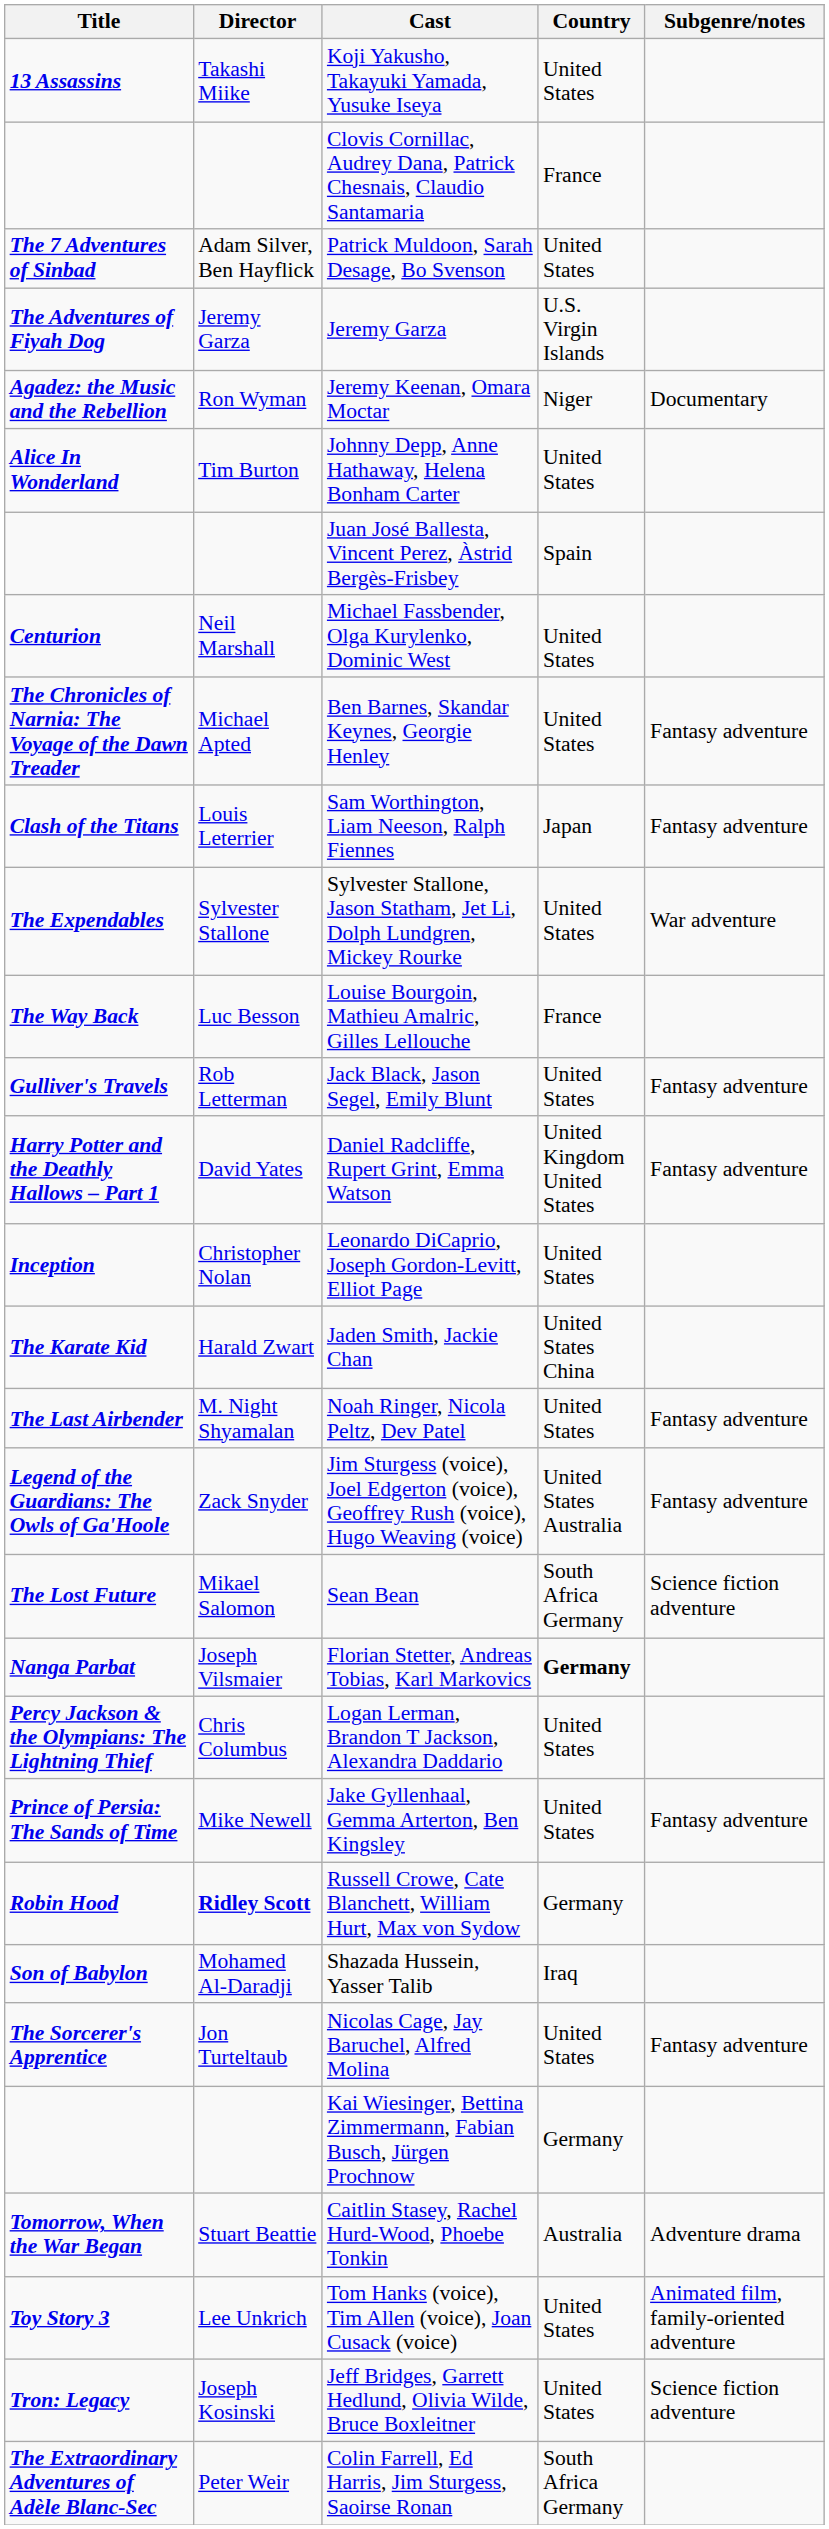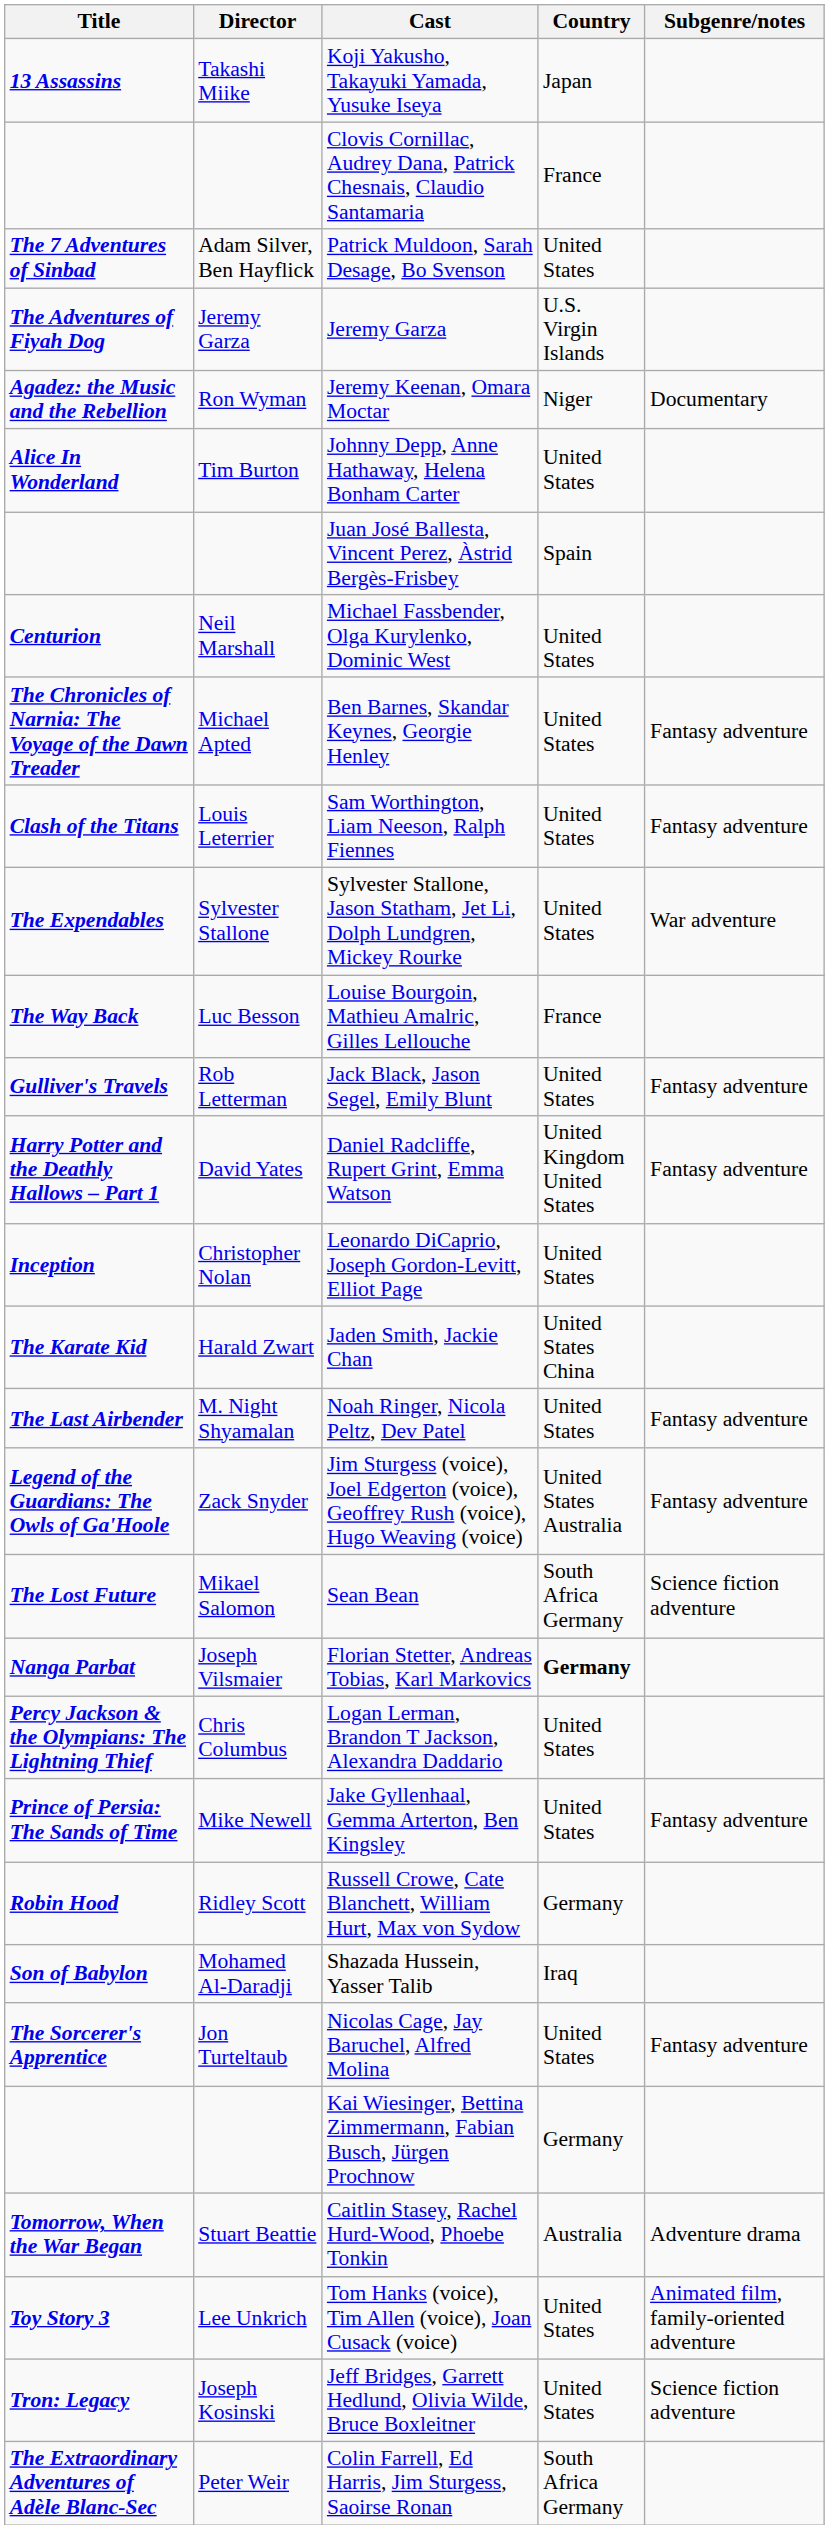(572, 80) United States -> (567, 80) Japan
(567, 825) Japan -> (572, 825) United States
(254, 1903) bold -> (252, 1903) normal
